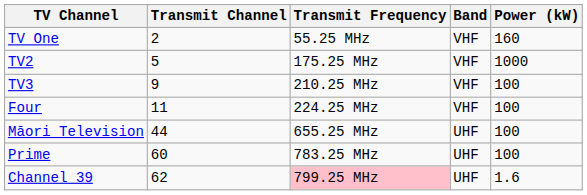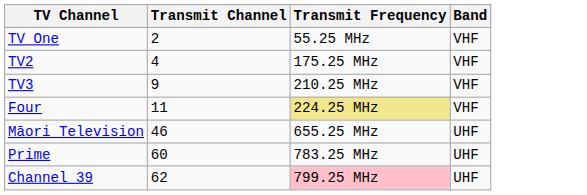- column: (537, 16)
(155, 62) 5 -> (155, 62) 4
(336, 108) no background -> (336, 108) khaki background
(159, 132) 44 -> (159, 132) 46
